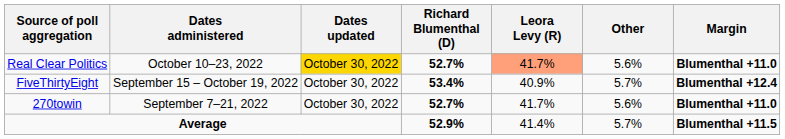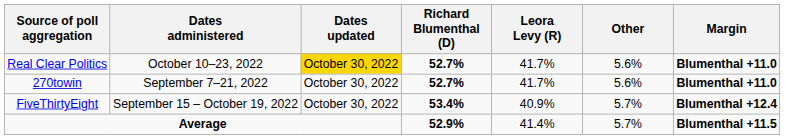(537, 64) lightsalmon background -> (537, 64) no background
rows swapped: (57, 84) <-> (57, 104)
